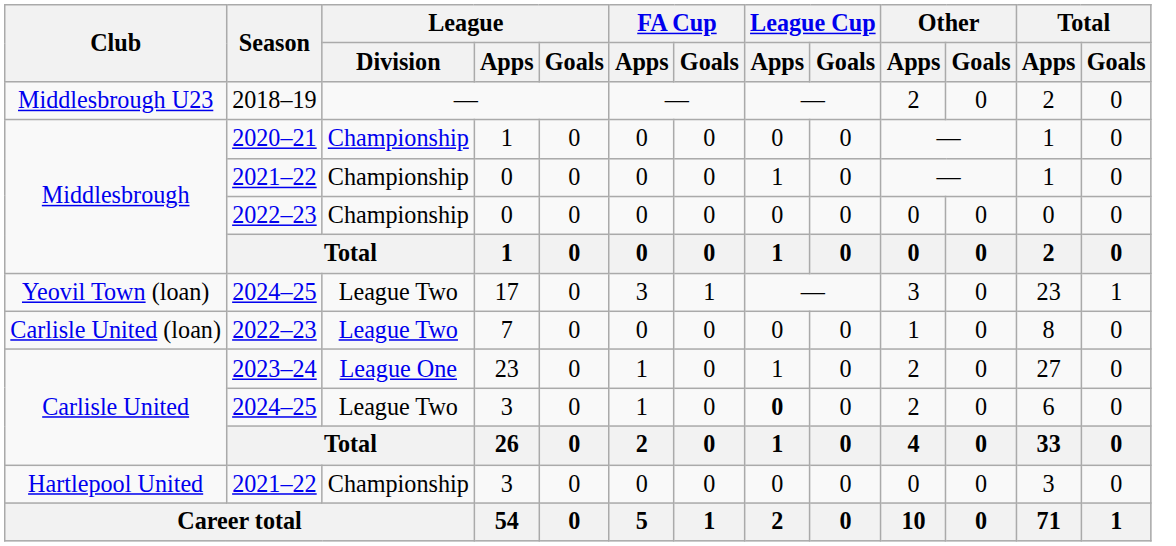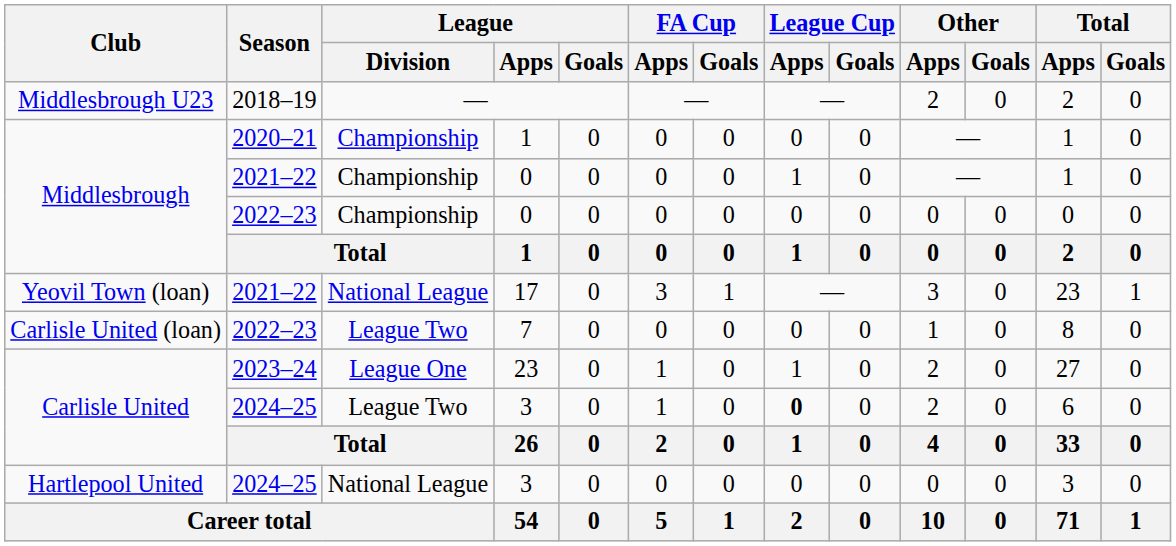(274, 291) 2024–25 -> (274, 291) 2021–22
(398, 291) League Two -> (408, 291) National League
(274, 483) 2021–22 -> (274, 483) 2024–25
(398, 483) Championship -> (408, 483) National League
